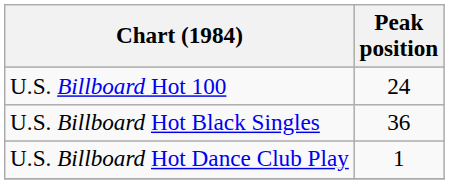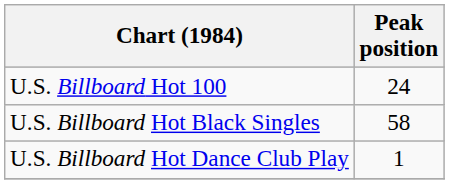(399, 122) 36 -> (399, 122) 58
